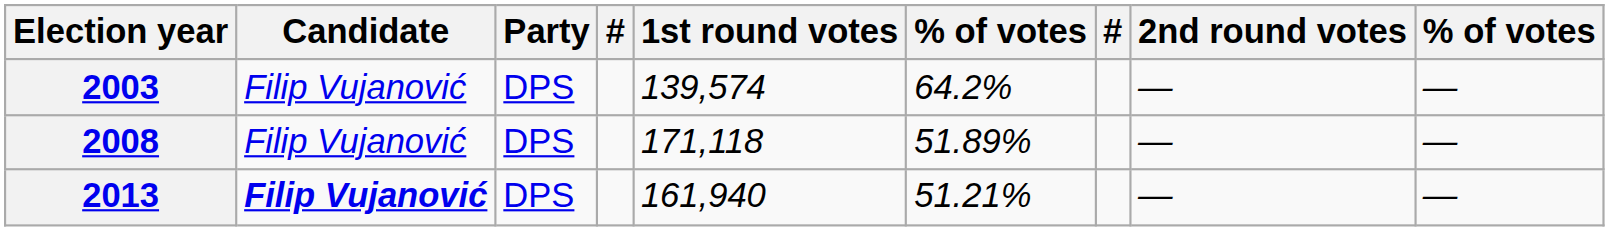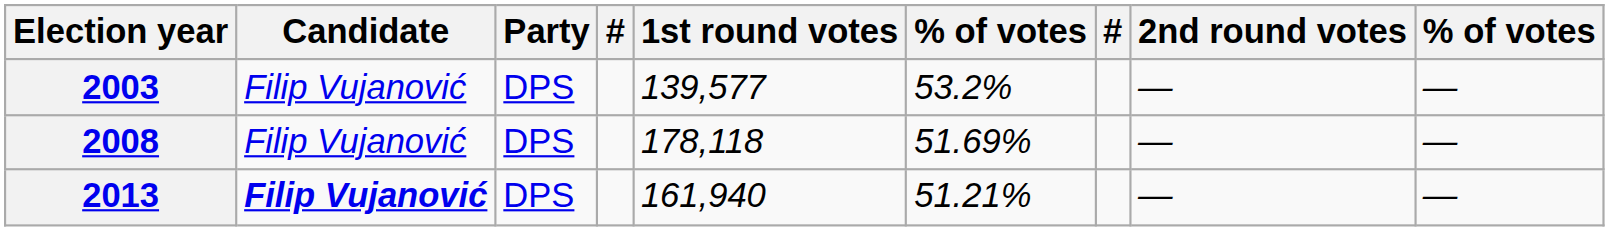(703, 86) 139,574 -> (703, 86) 139,577
(963, 86) 64.2% -> (963, 86) 53.2%
(702, 141) 171,118 -> (702, 141) 178,118
(973, 141) 51.89% -> (973, 141) 51.69%
